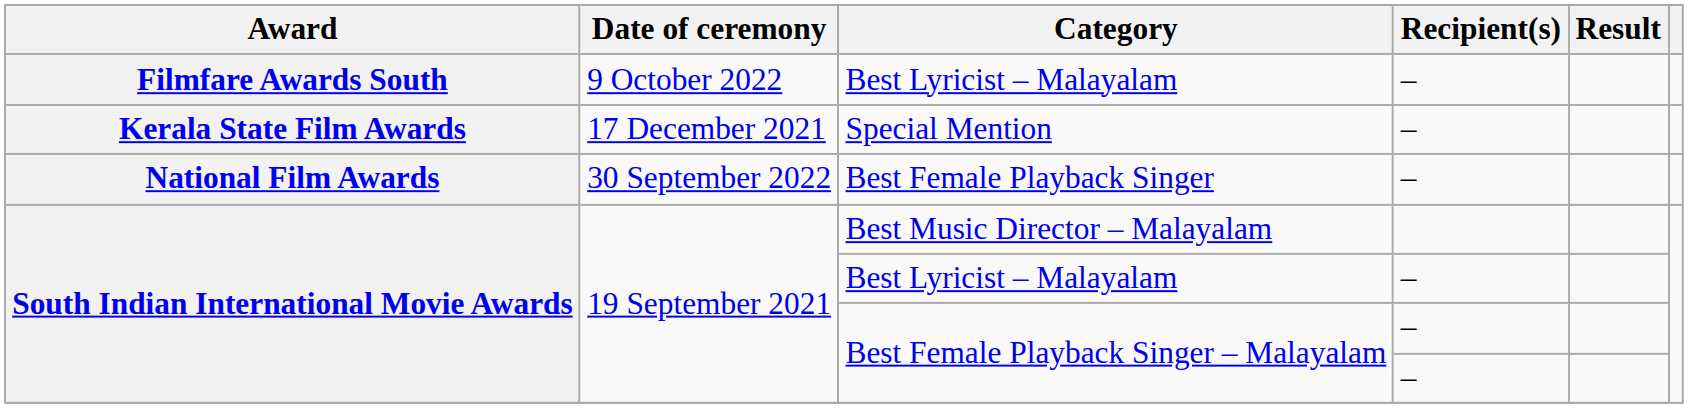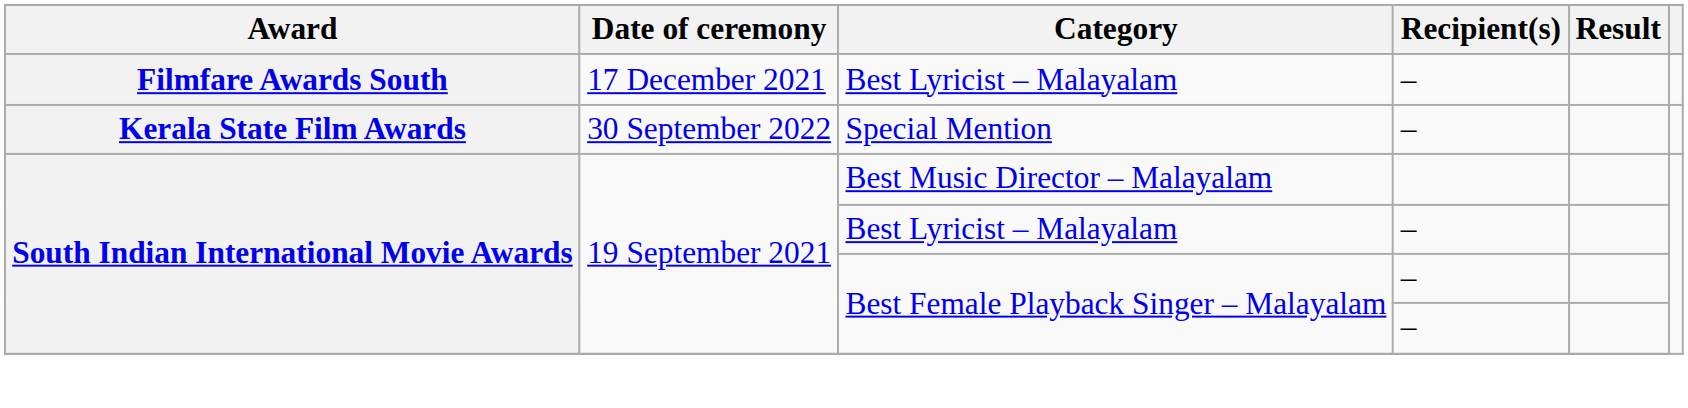(685, 79) 9 October 2022 -> (706, 79) 17 December 2021
(706, 128) 17 December 2021 -> (709, 128) 30 September 2022
- row: (292, 178)
